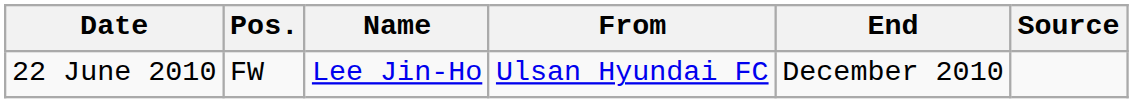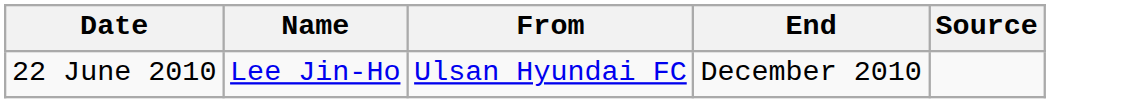- column: (264, 28)
